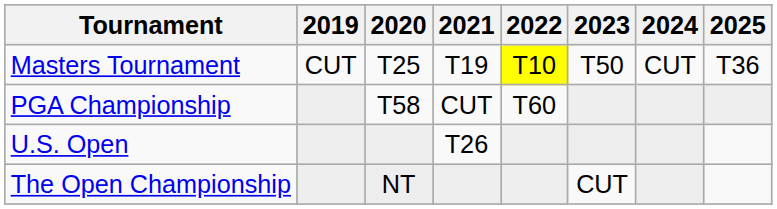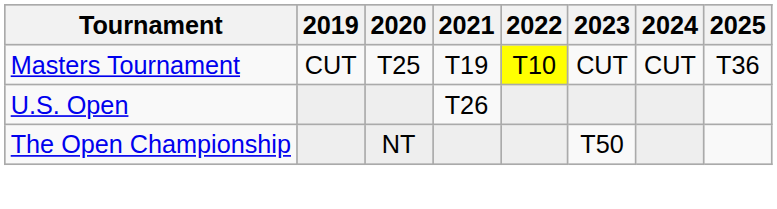(602, 65) T50 -> (602, 65) CUT
- row: (121, 105)
(602, 185) CUT -> (602, 145) T50
